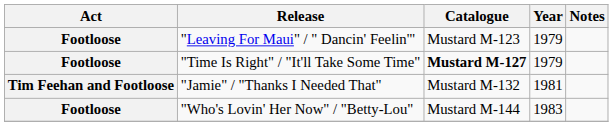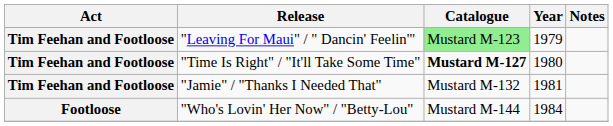(91, 39) Footloose -> (91, 39) Tim Feehan and Footloose
(474, 39) no background -> (474, 39) lightgreen background
(91, 62) Footloose -> (91, 62) Tim Feehan and Footloose
(548, 62) 1979 -> (548, 62) 1980
(548, 109) 1983 -> (548, 109) 1984
